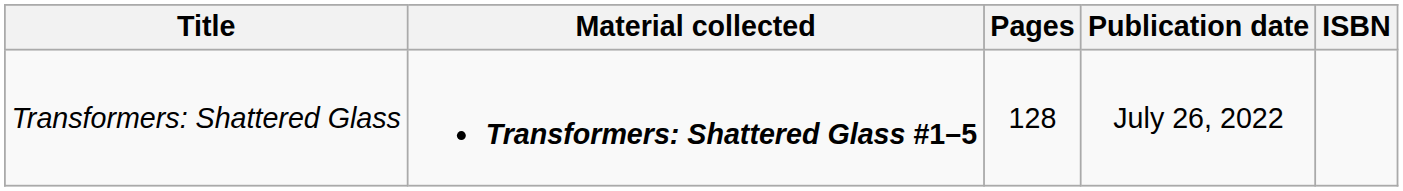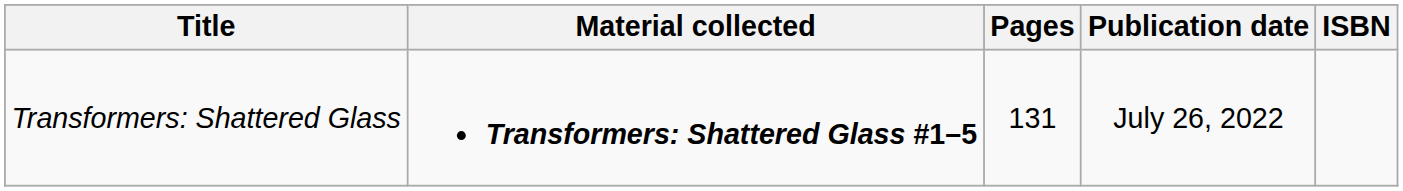(1033, 117) 128 -> (1033, 117) 131
